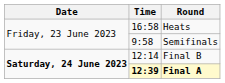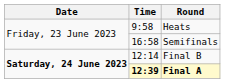(145, 27) 16:58 -> (142, 27) 9:58
(142, 41) 9:58 -> (145, 41) 16:58
